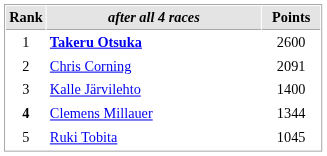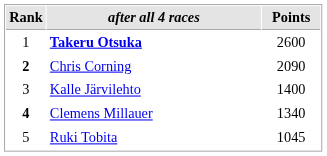(26, 66) normal -> (26, 66) bold
(291, 66) 2091 -> (291, 66) 2090
(291, 114) 1344 -> (291, 114) 1340
